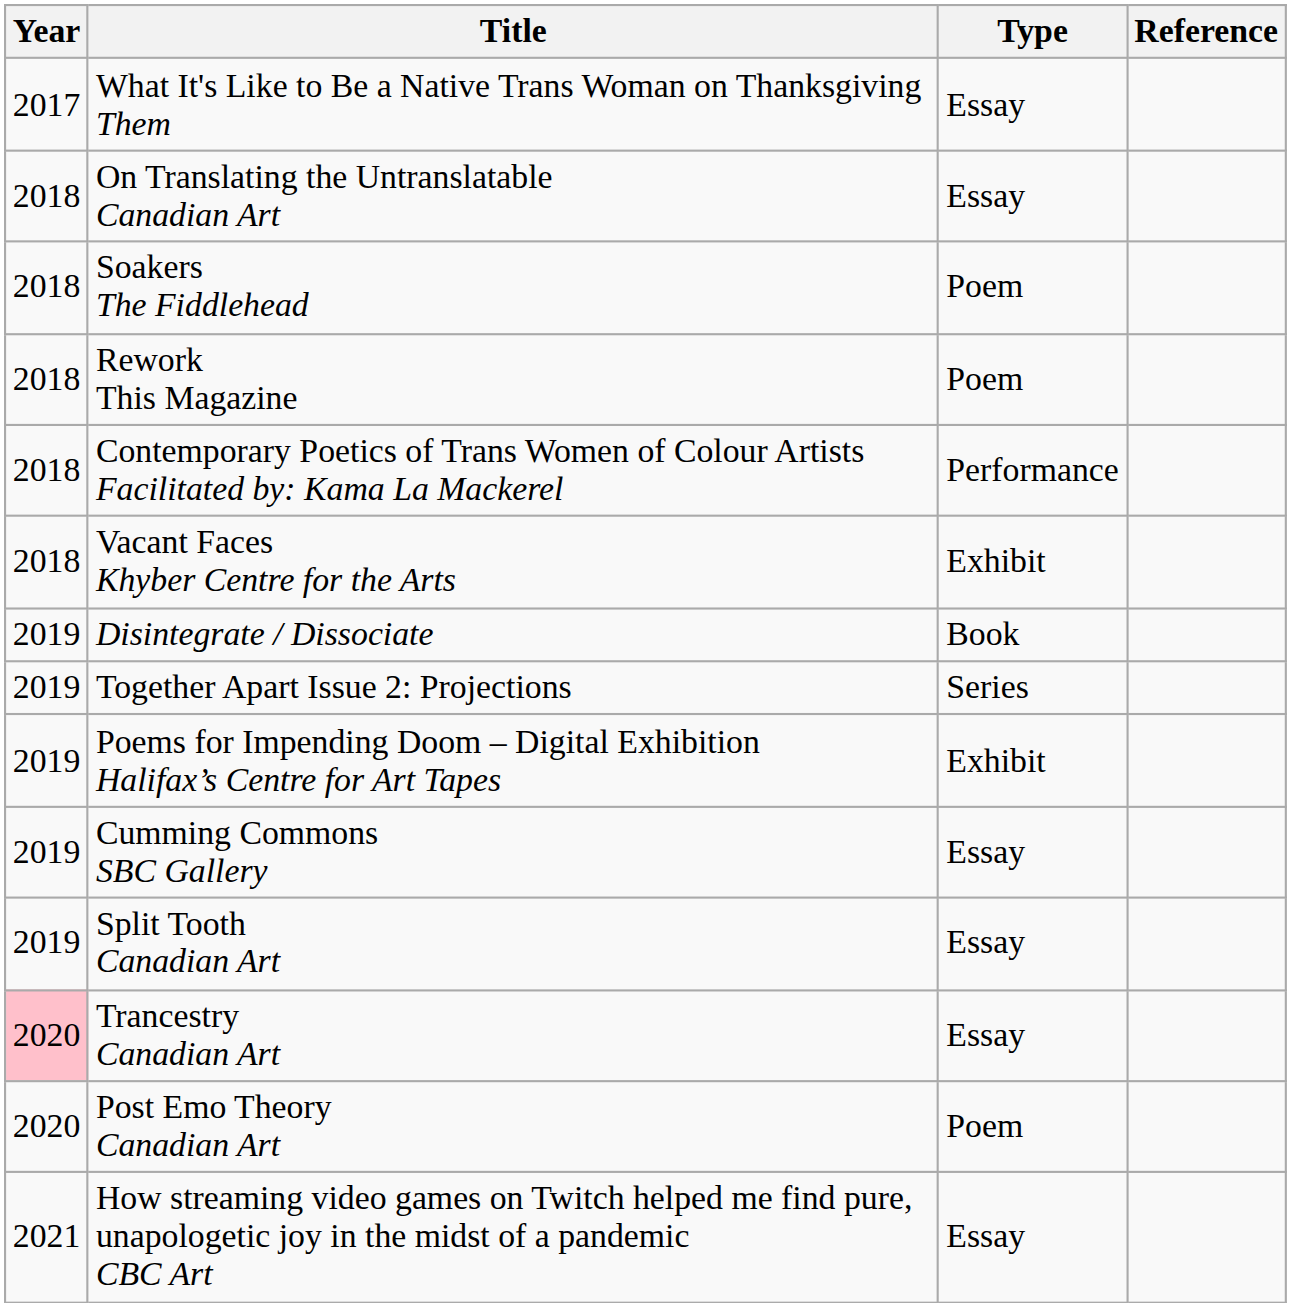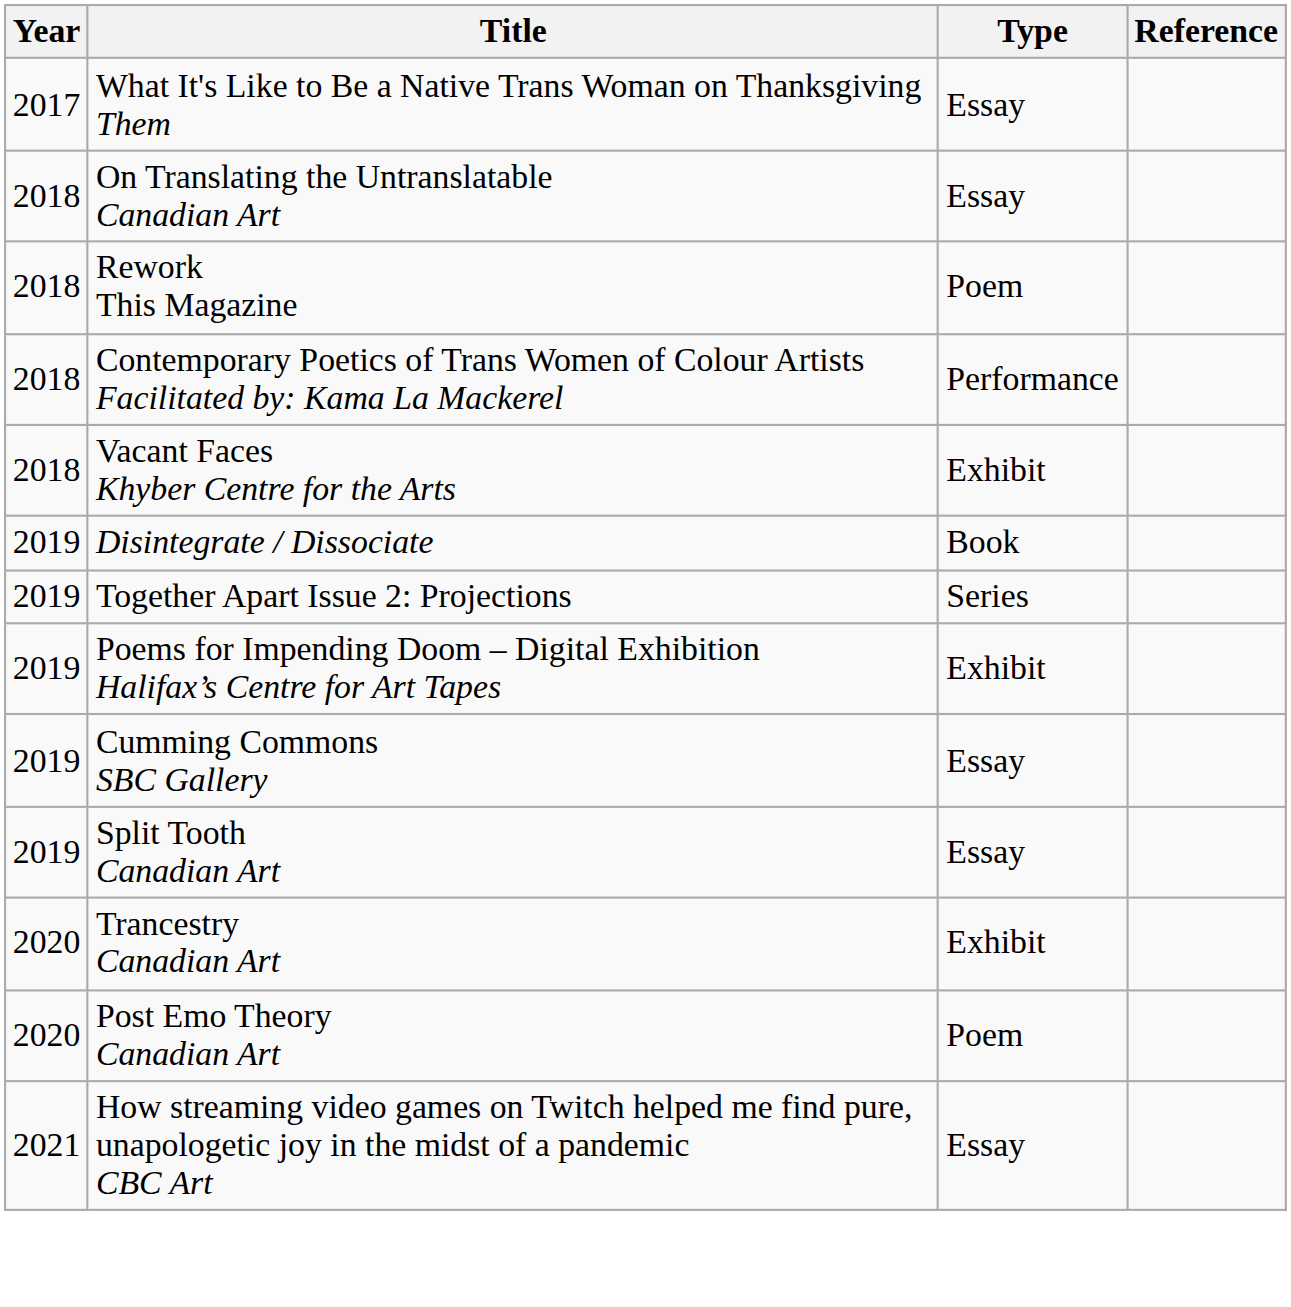- row: (202, 286)
(47, 1034) pink background -> (47, 943) no background
(986, 1034) Essay -> (996, 943) Exhibit
